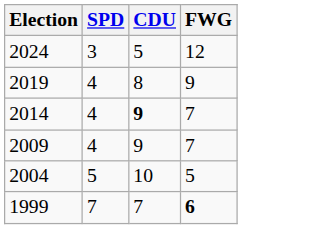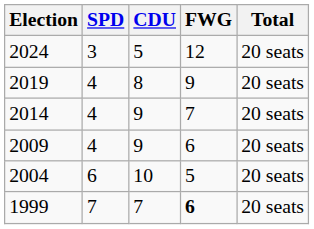+ column: (273, 20)
(138, 113) bold -> (138, 113) normal
(190, 144) 7 -> (190, 144) 6
(92, 176) 5 -> (92, 176) 6
